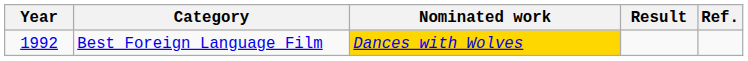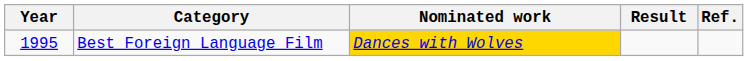(39, 43) 1992 -> (39, 43) 1995
